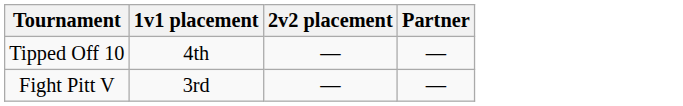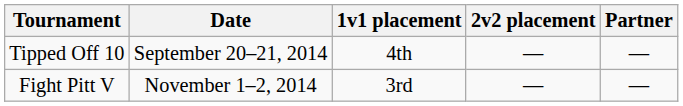+ column: (231, 20)
